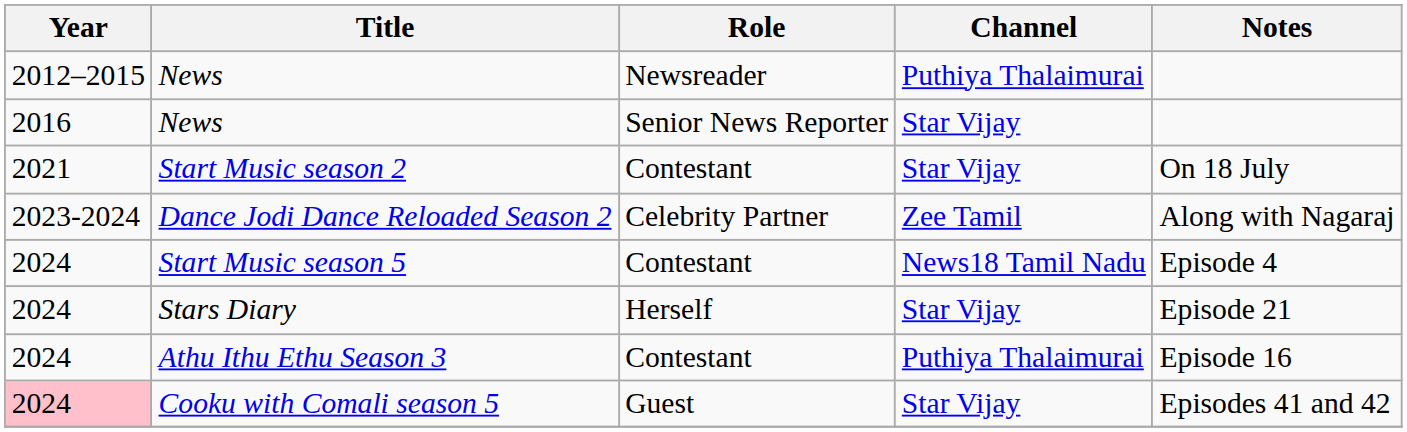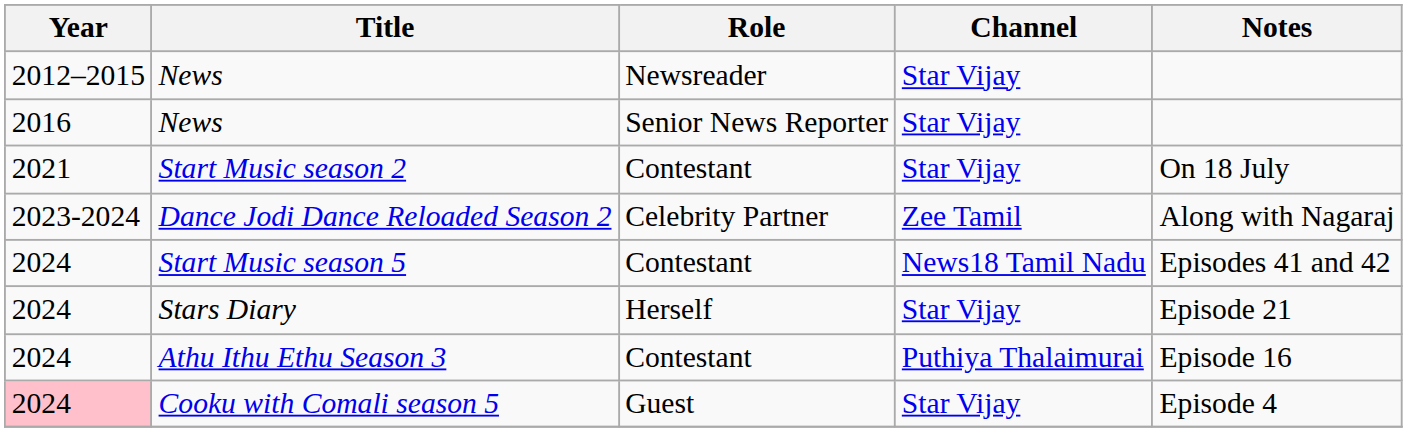(1023, 74) Puthiya Thalaimurai -> (961, 74) Star Vijay
(1218, 262) Episode 4 -> (1275, 262) Episodes 41 and 42
(1275, 403) Episodes 41 and 42 -> (1218, 403) Episode 4
